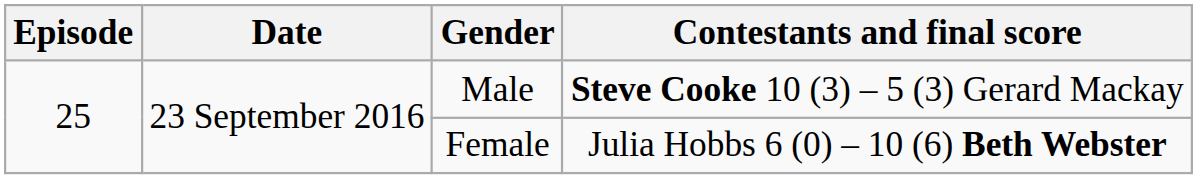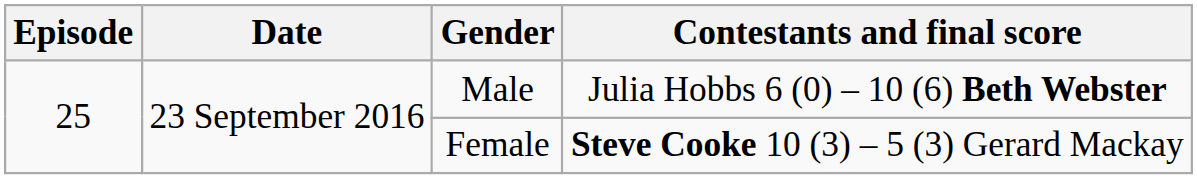(877, 88) Steve Cooke 10 (3) – 5 (3) Gerard Mackay -> (877, 88) Julia Hobbs 6 (0) – 10 (6) Beth Webster
(877, 144) Julia Hobbs 6 (0) – 10 (6) Beth Webster -> (877, 144) Steve Cooke 10 (3) – 5 (3) Gerard Mackay
